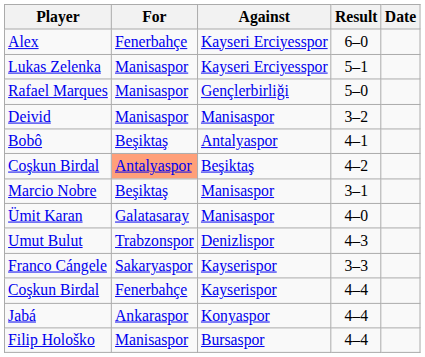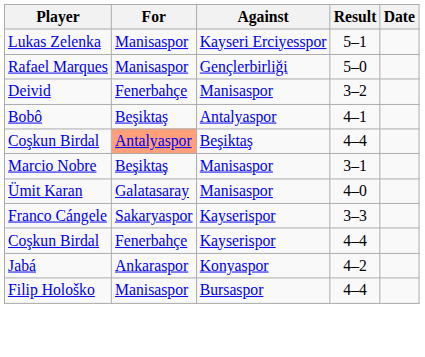- row: (23, 41)
(152, 116) Manisaspor -> (151, 91) Fenerbahçe
(356, 166) 4–2 -> (355, 141) 4–4
- row: (45, 240)
(356, 315) 4–4 -> (355, 265) 4–2
